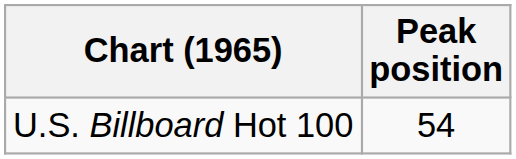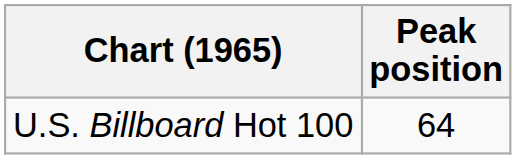(436, 125) 54 -> (436, 125) 64
